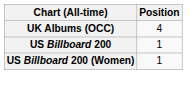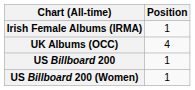+ row: (74, 28)
